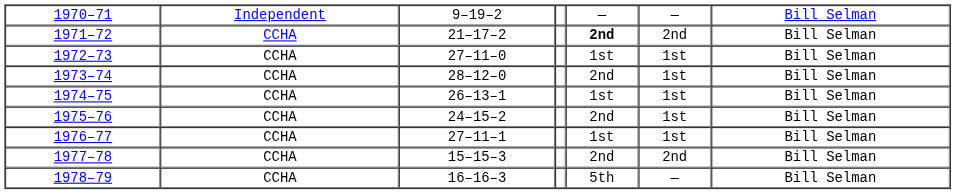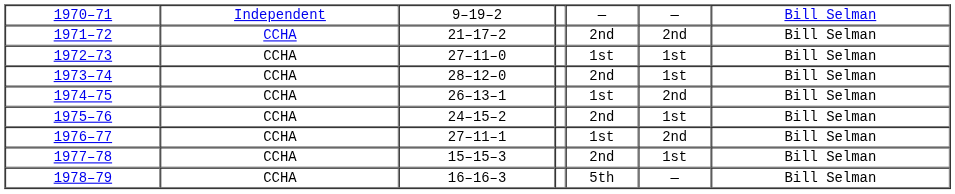(602, 36) bold -> (602, 36) normal
(675, 97) 1st -> (675, 97) 2nd
(675, 137) 1st -> (675, 137) 2nd
(675, 158) 2nd -> (675, 158) 1st
